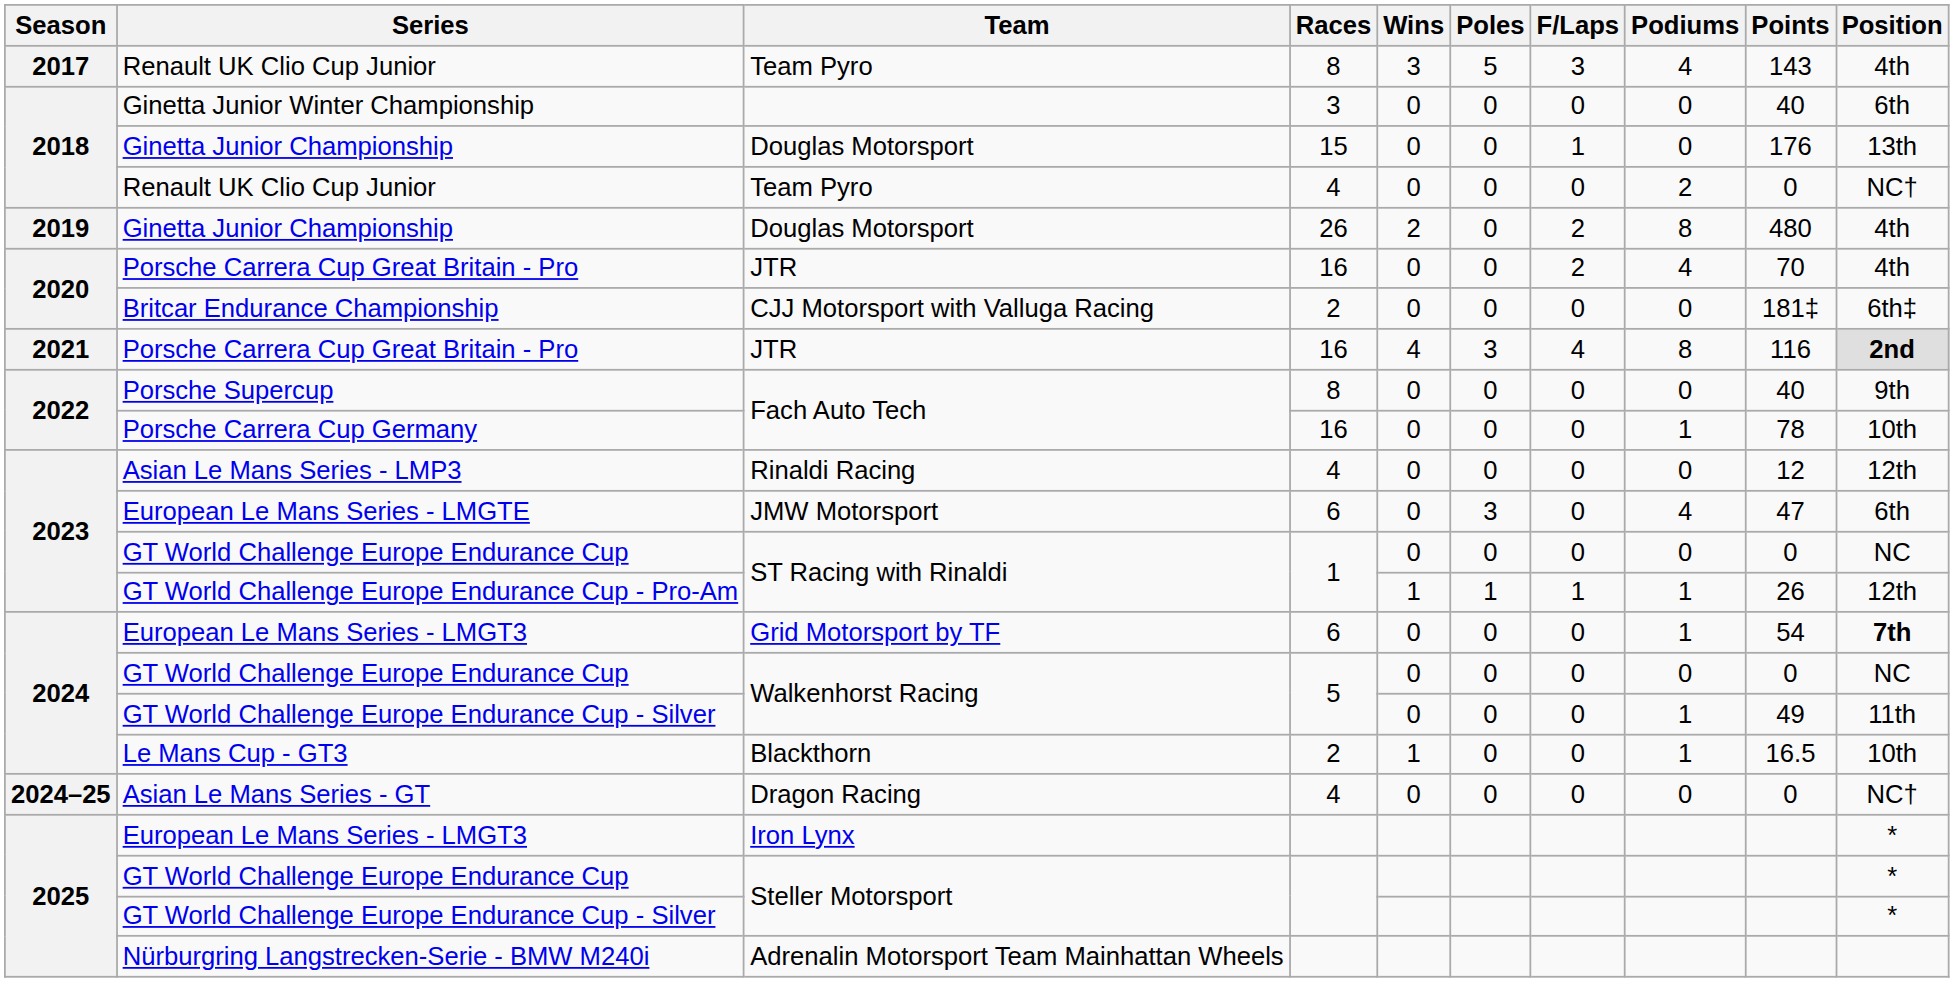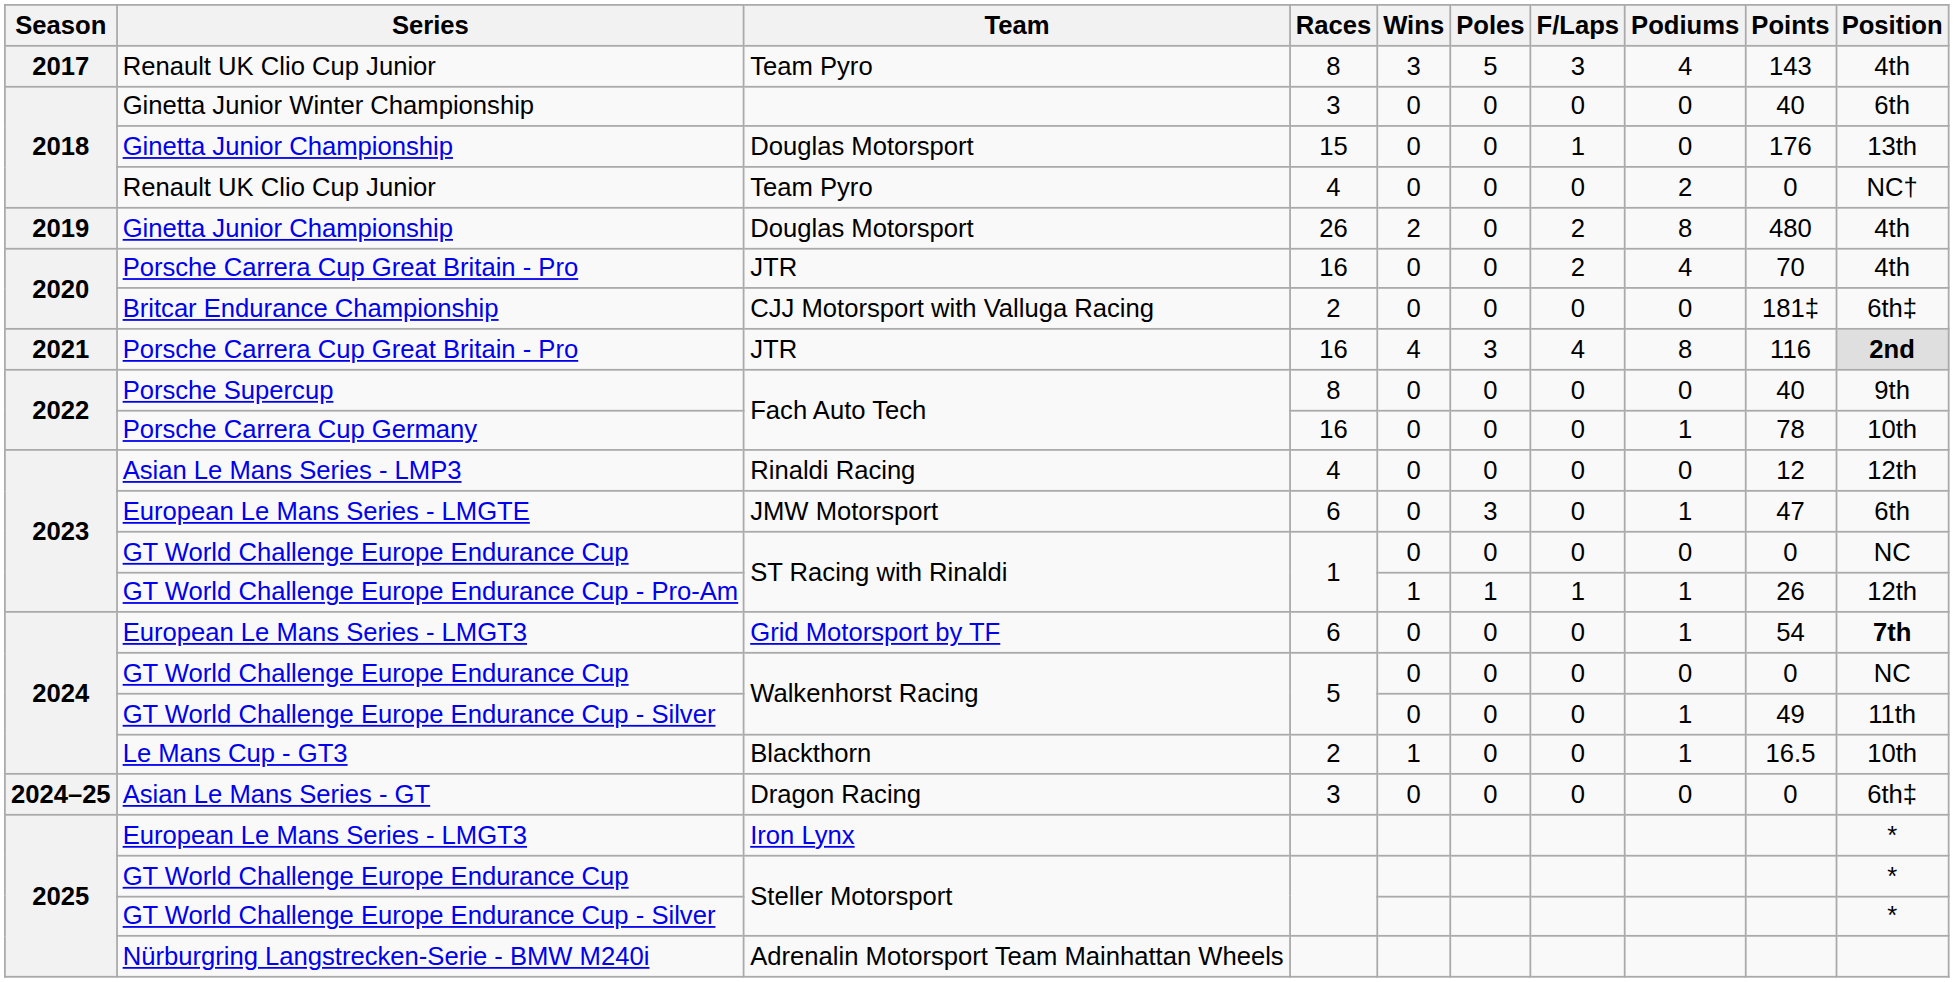(1685, 511) 4 -> (1685, 511) 1
(1333, 795) 4 -> (1333, 795) 3
(1892, 795) NC† -> (1892, 795) 6th‡
